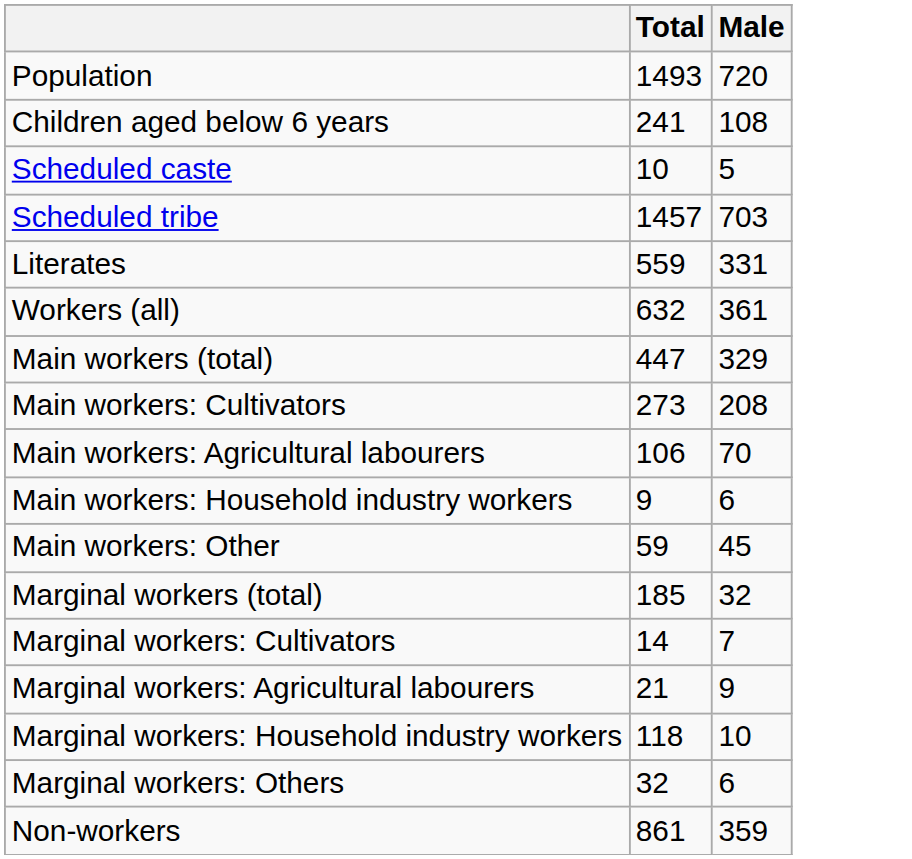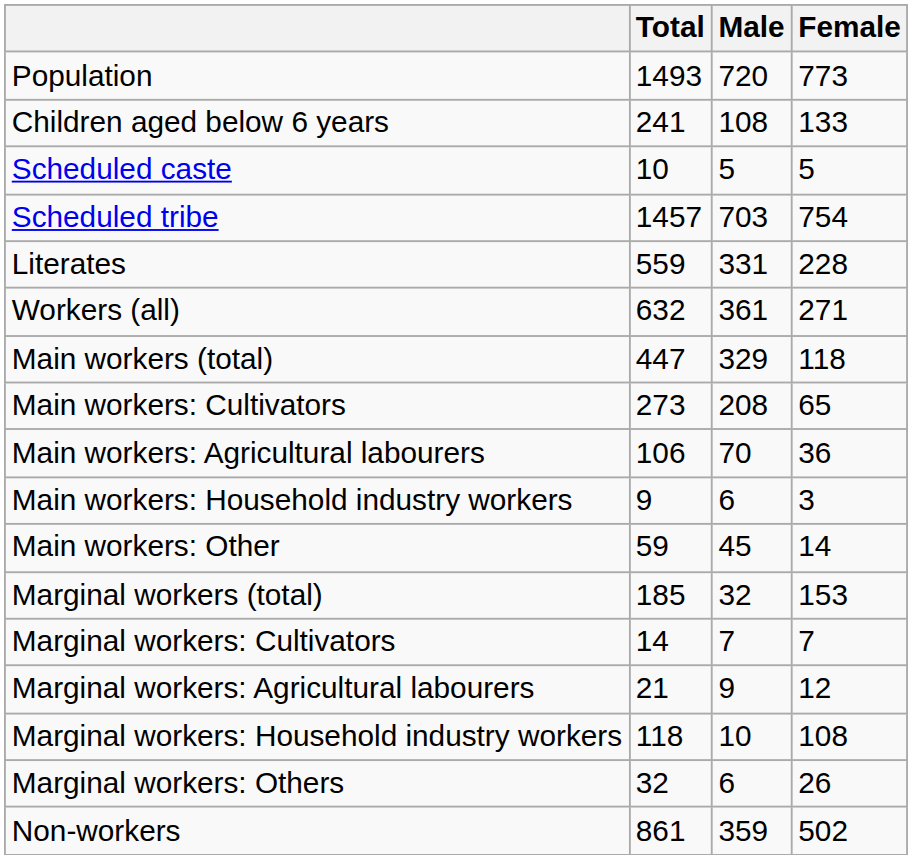+ column: (850, 28)
